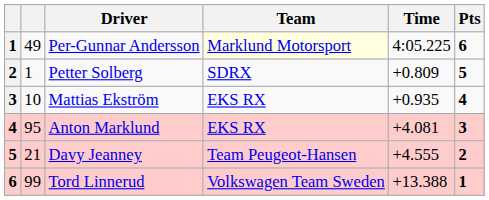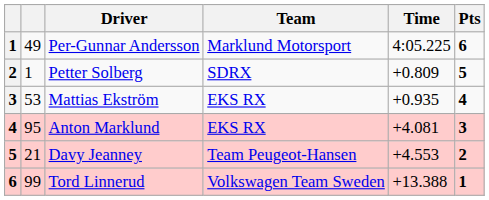(279, 45) lightyellow background -> (279, 45) no background
(33, 100) 10 -> (33, 100) 53
(416, 154) +4.555 -> (416, 154) +4.553
